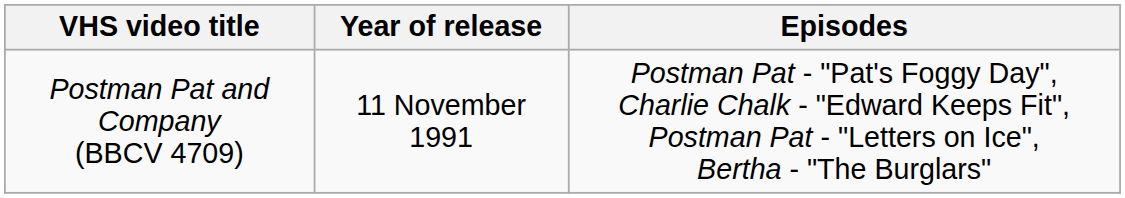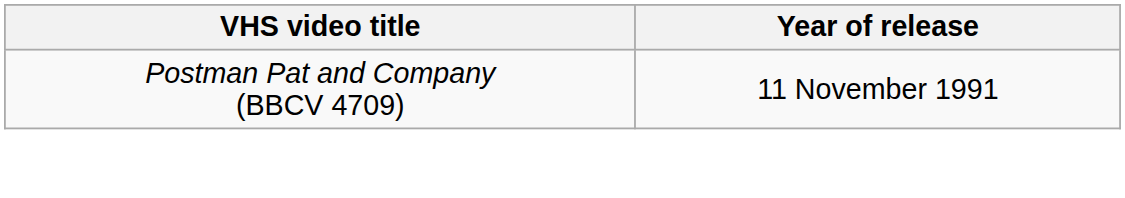- column: (844, 27)
